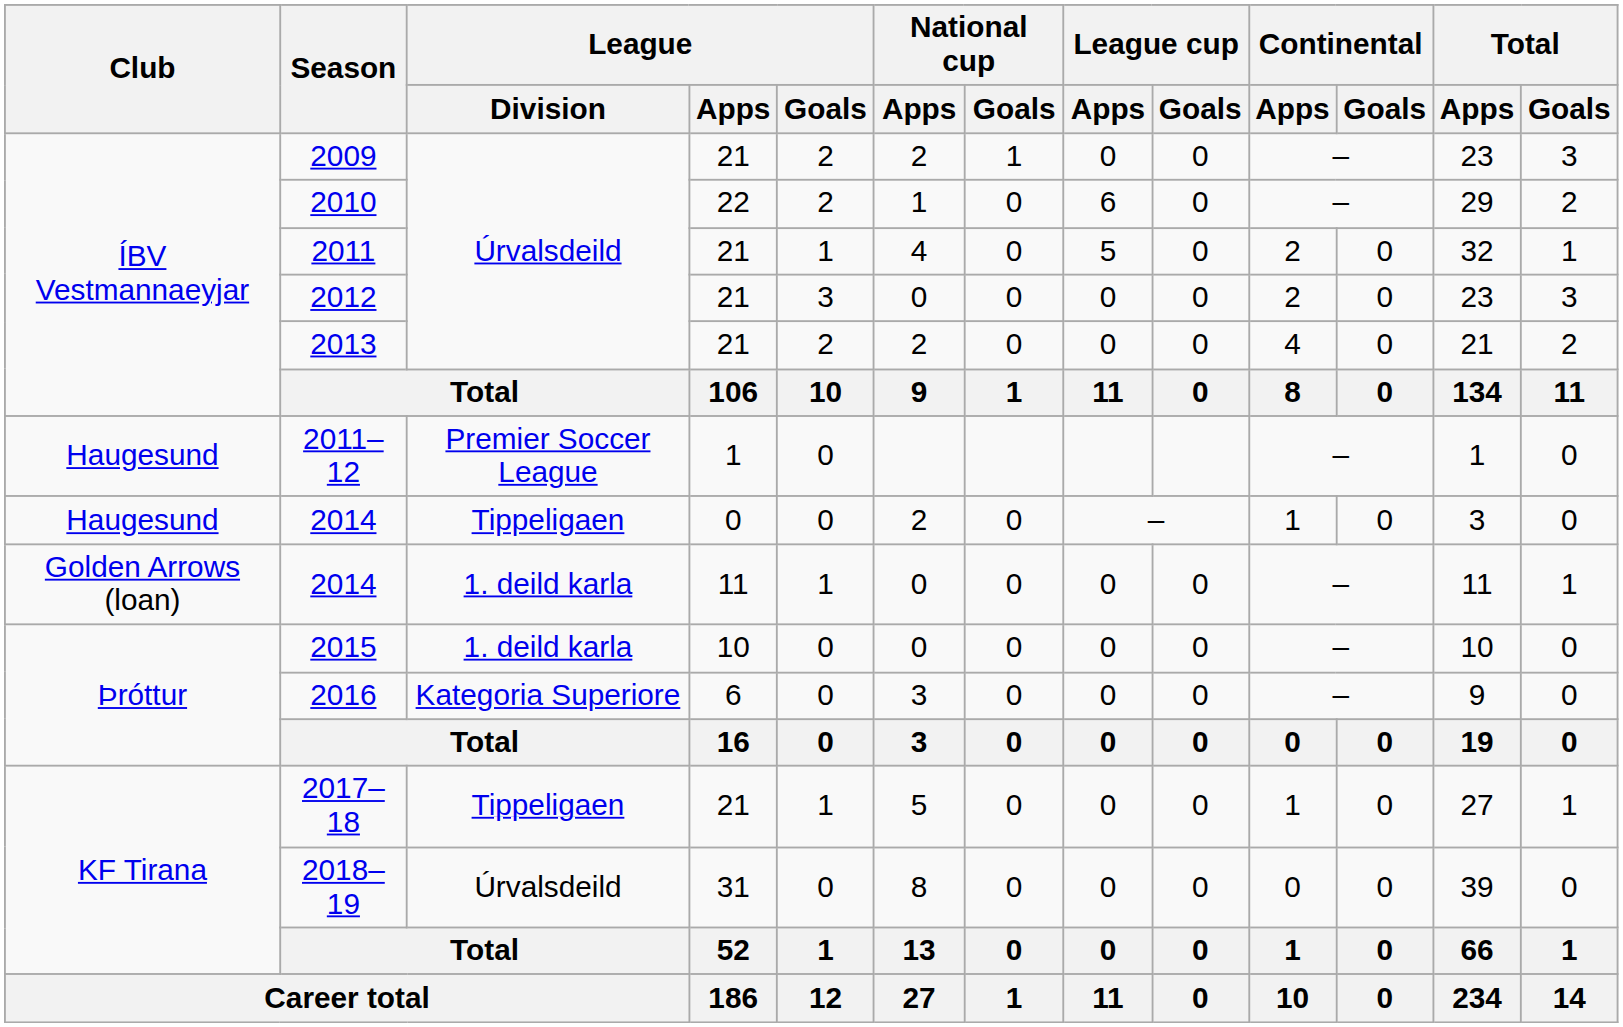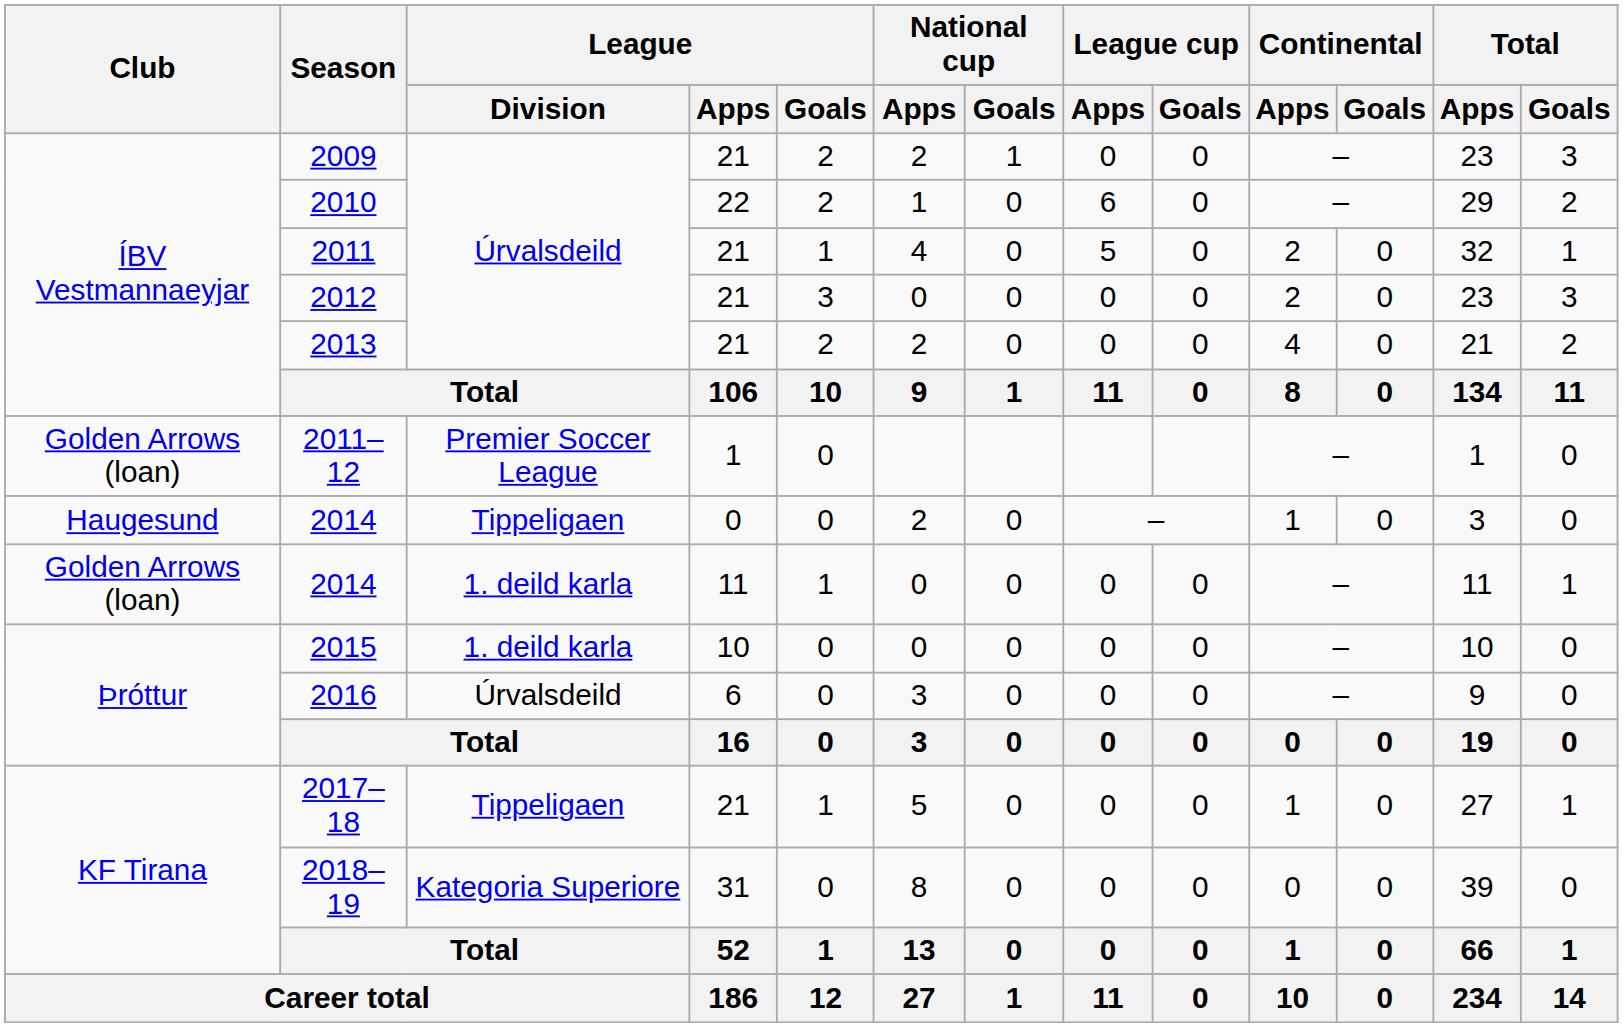(142, 455) Haugesund -> (142, 455) Golden Arrows (loan)
(548, 694) Kategoria Superiore -> (548, 694) Úrvalsdeild
(548, 886) Úrvalsdeild -> (548, 886) Kategoria Superiore
